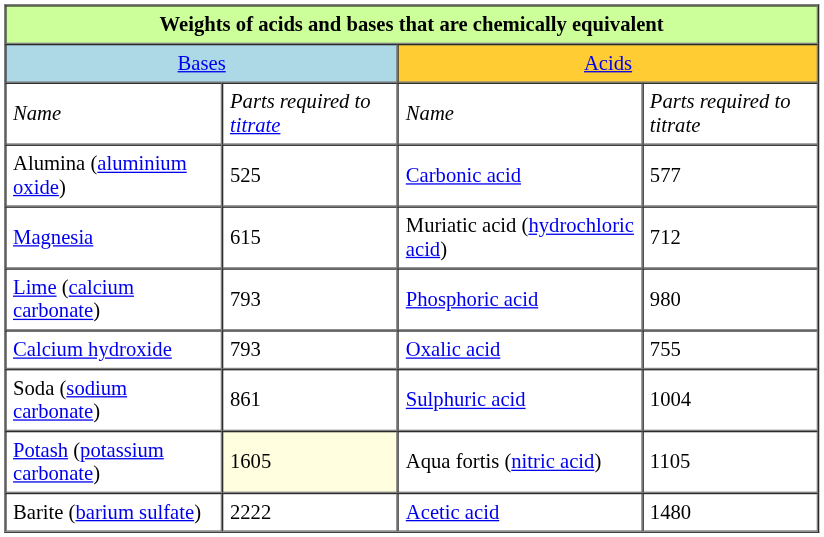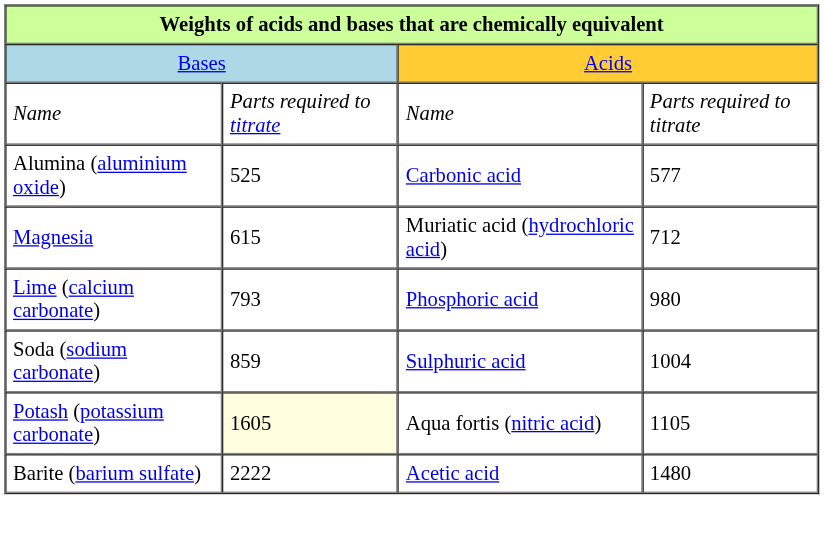- row: (92, 349)
(245, 399) 861 -> (245, 361) 859
